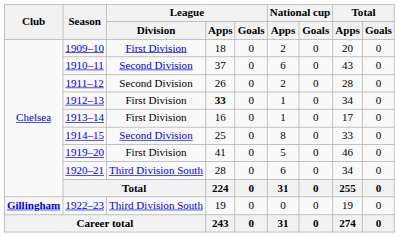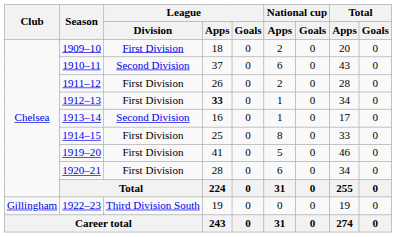(156, 83) Second Division -> (153, 83) First Division
(156, 118) First Division -> (153, 118) Second Division
(156, 135) Second Division -> (153, 135) First Division
(156, 170) Third Division South -> (153, 170) First Division
(34, 205) bold -> (32, 205) normal
